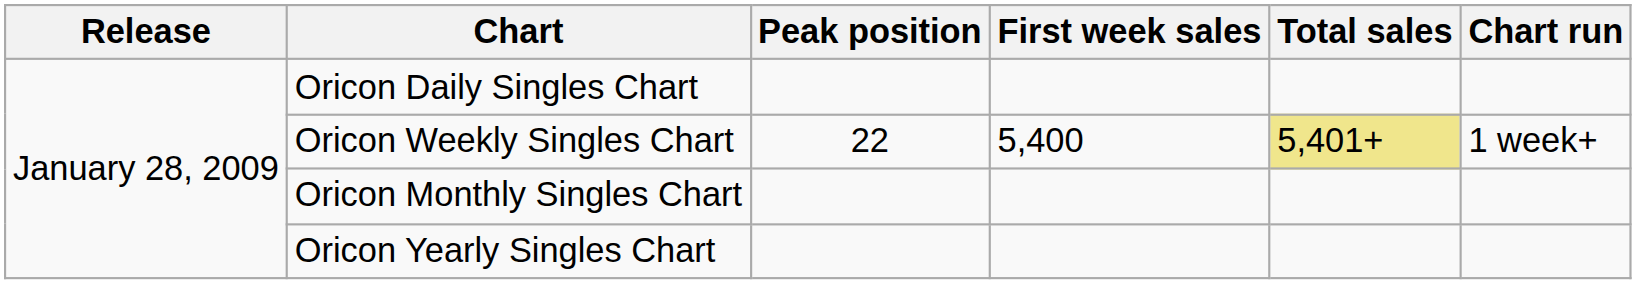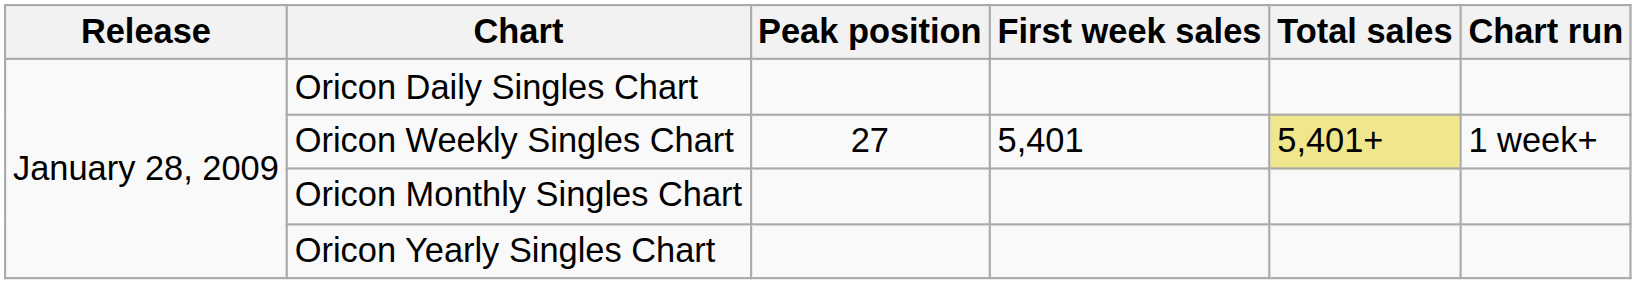(870, 140) 22 -> (870, 140) 27
(1041, 140) 5,400 -> (1041, 140) 5,401
